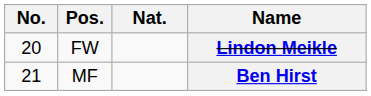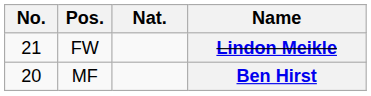(31, 47) 20 -> (31, 47) 21
(31, 76) 21 -> (31, 76) 20
